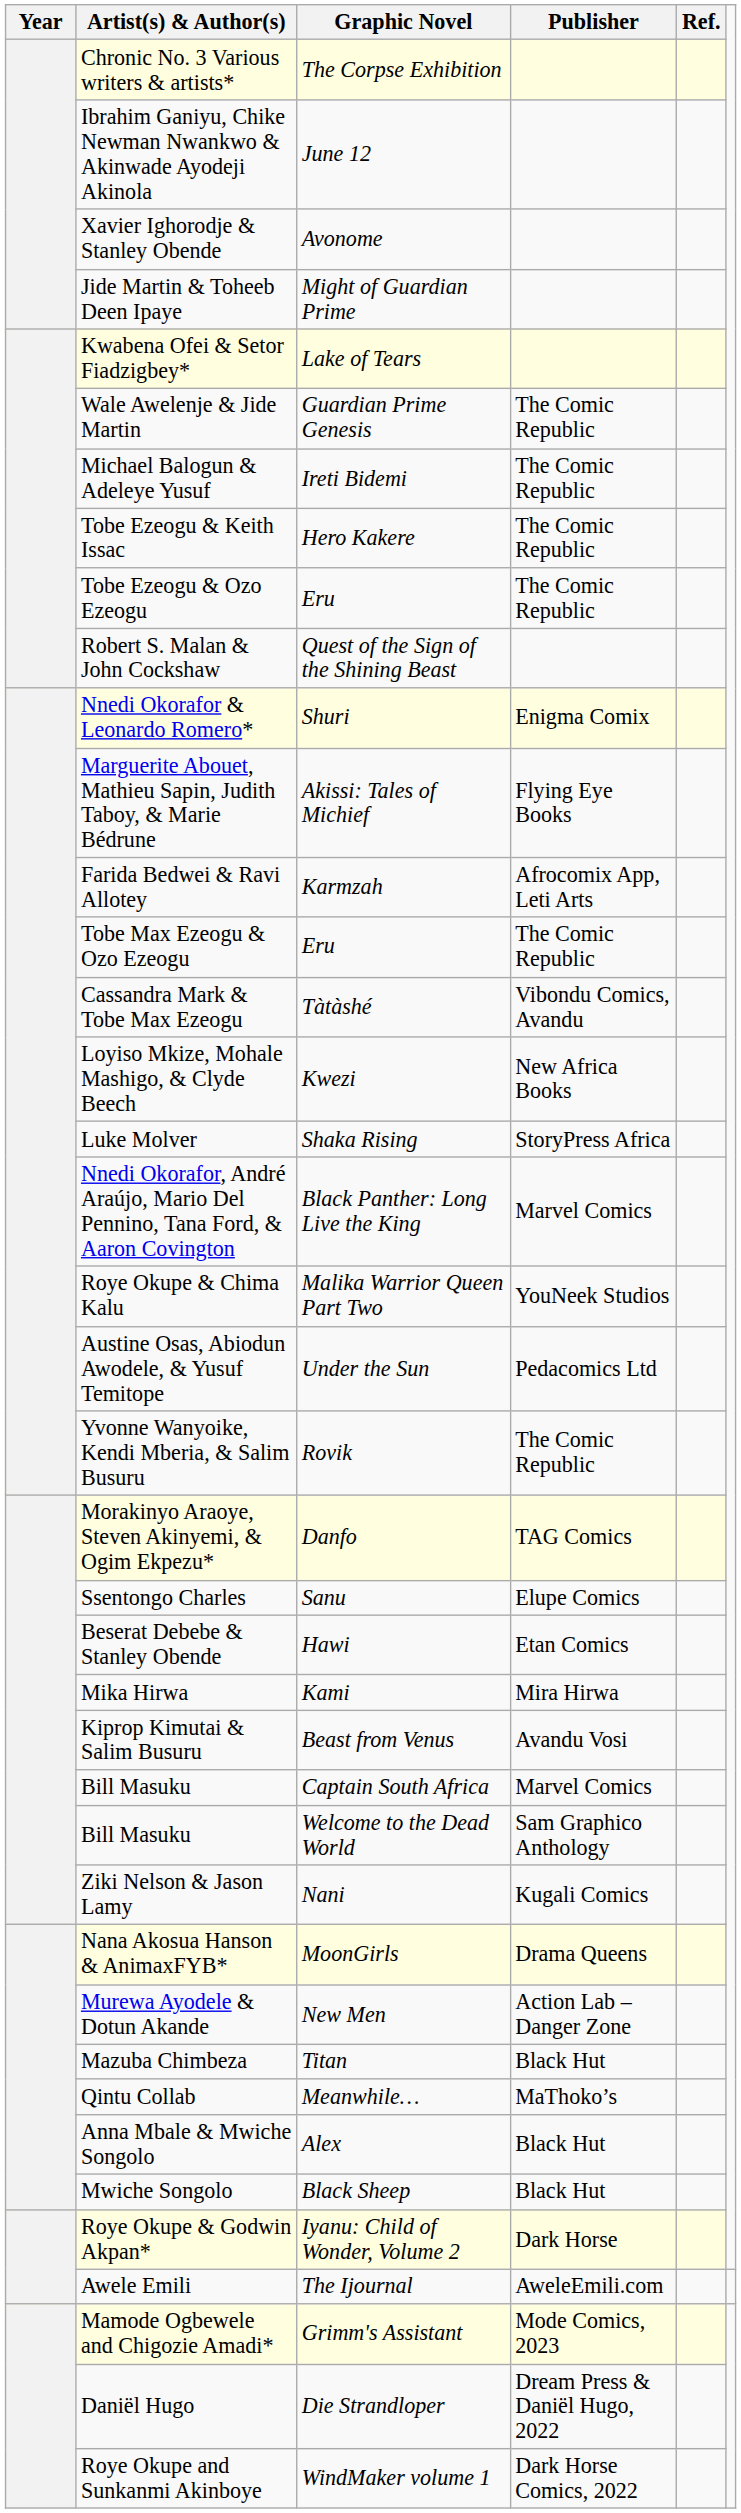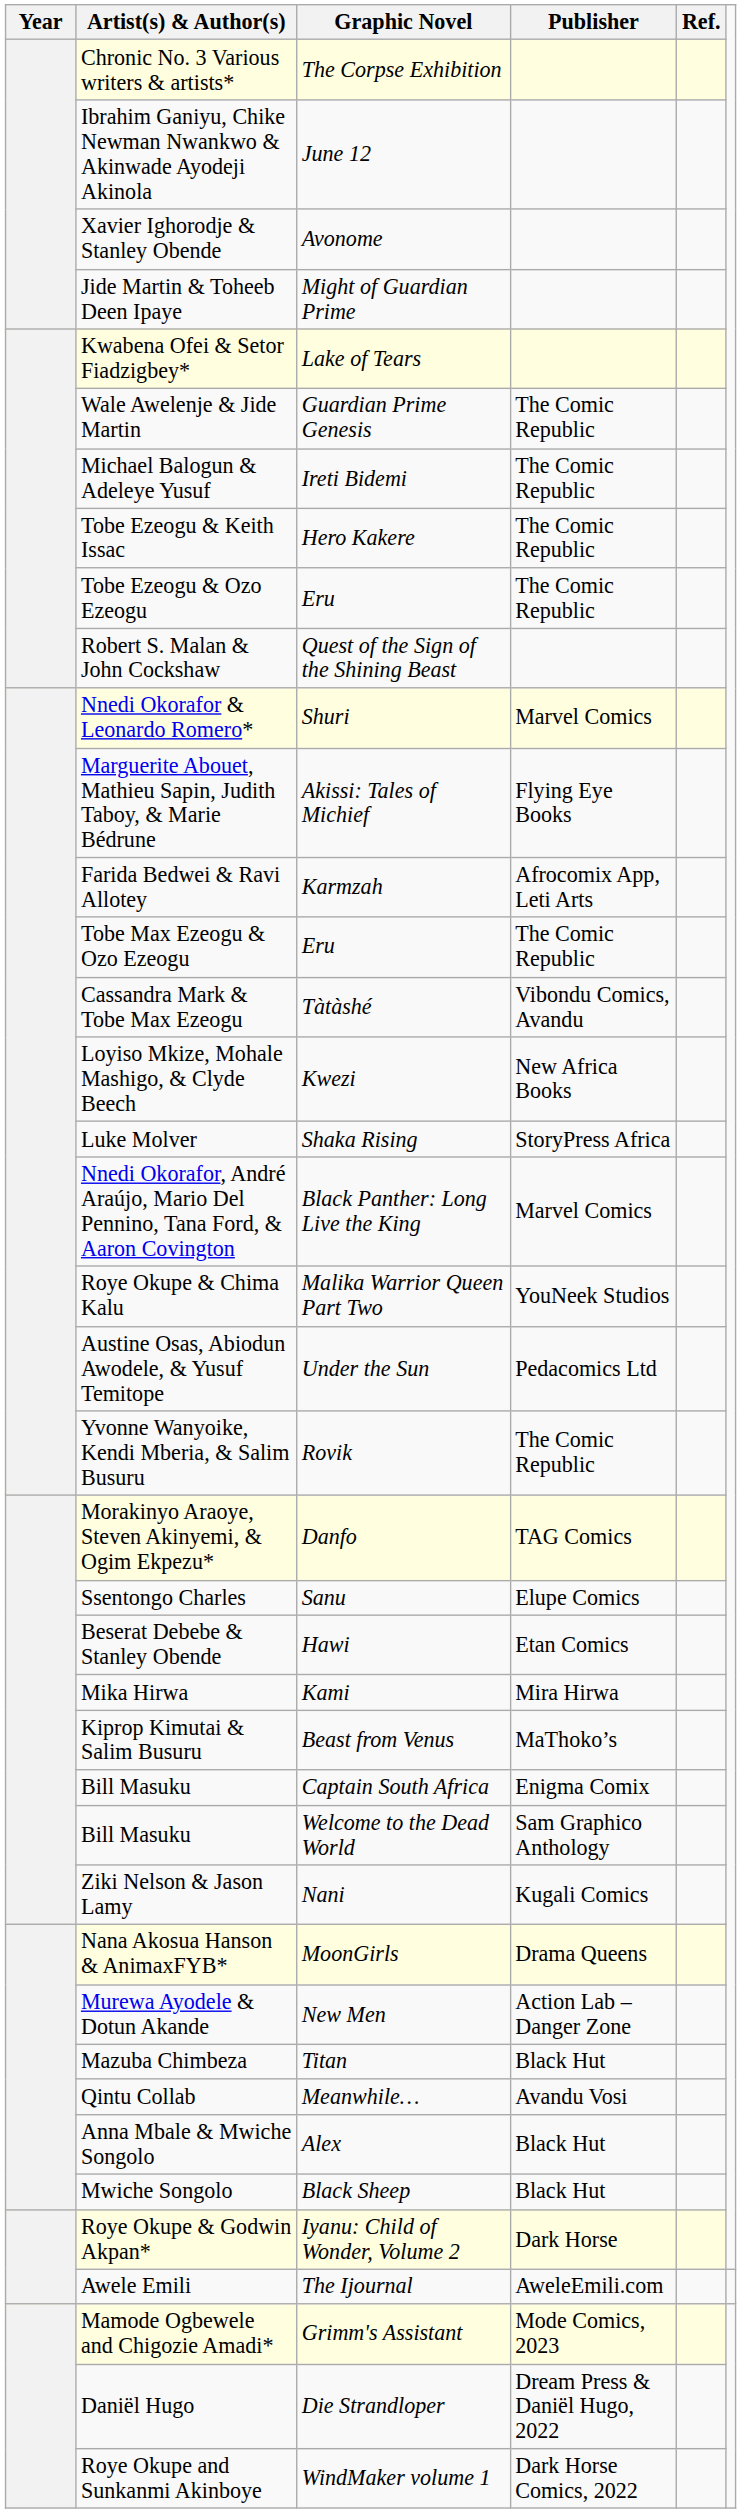(582, 717) Enigma Comix -> (584, 717) Marvel Comics
(571, 1739) Avandu Vosi -> (566, 1739) MaThoko’s
(584, 1787) Marvel Comics -> (582, 1787) Enigma Comix
(566, 2096) MaThoko’s -> (571, 2096) Avandu Vosi
